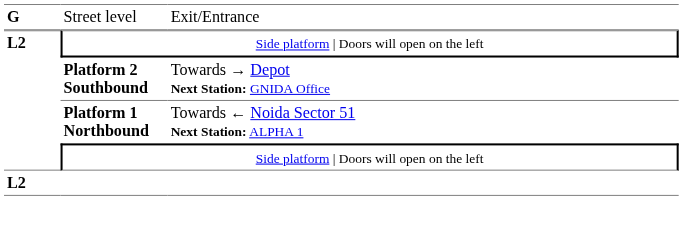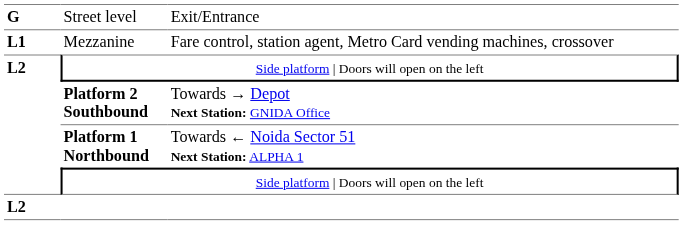+ row: (99, 42)
